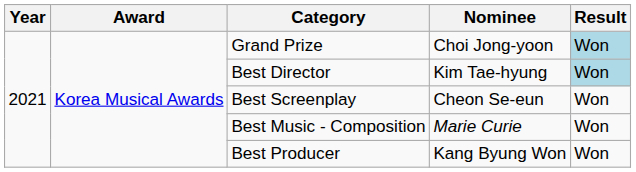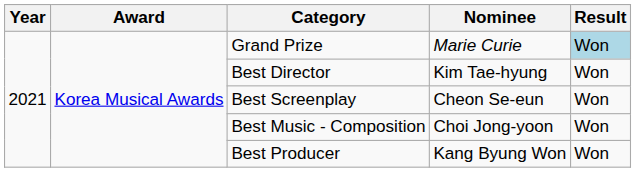(493, 45) Choi Jong-yoon -> (478, 45) Marie Curie
(592, 72) lightblue background -> (592, 72) no background
(478, 126) Marie Curie -> (493, 126) Choi Jong-yoon
